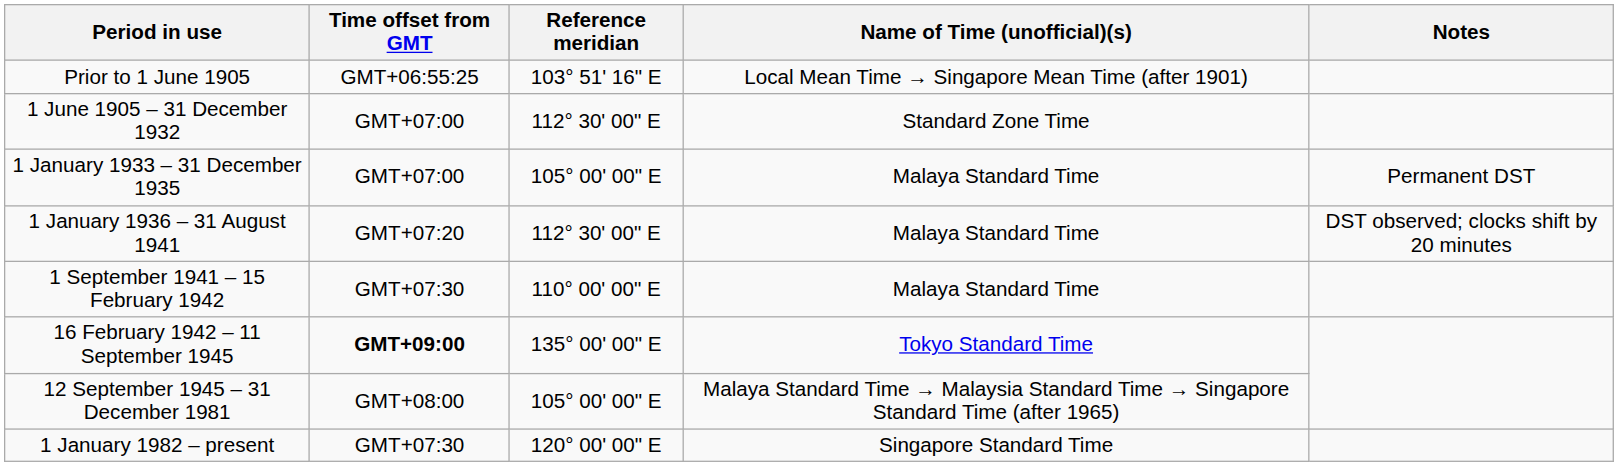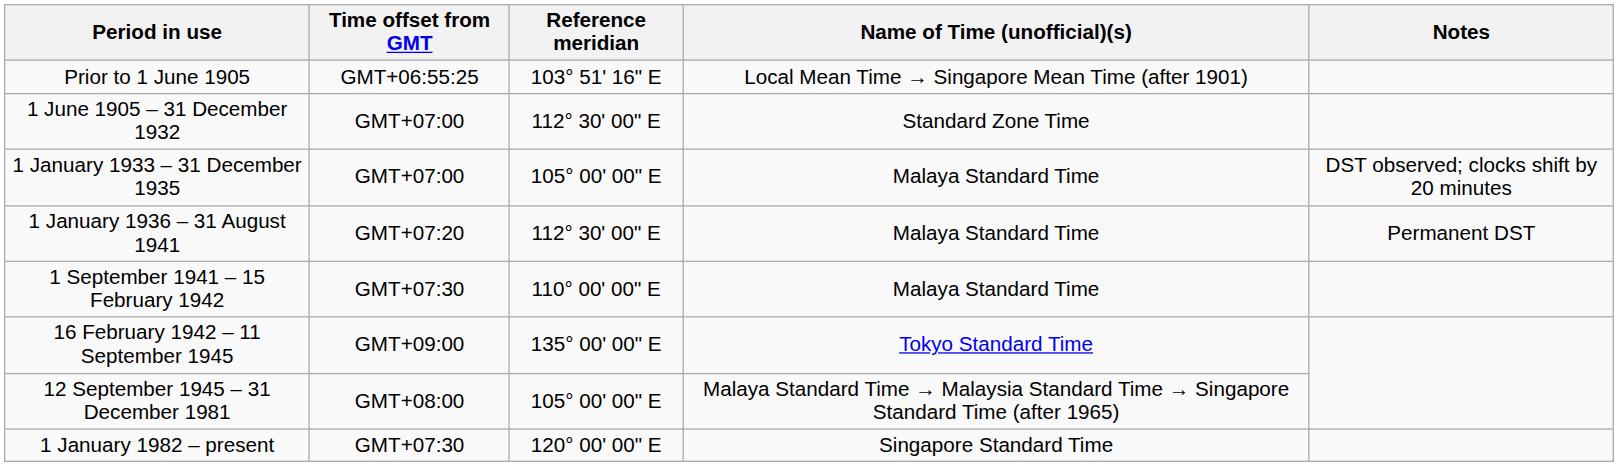(1461, 177) Permanent DST -> (1461, 177) DST observed; clocks shift by 20 minutes
(1461, 233) DST observed; clocks shift by 20 minutes -> (1461, 233) Permanent DST
(410, 344) bold -> (410, 344) normal
